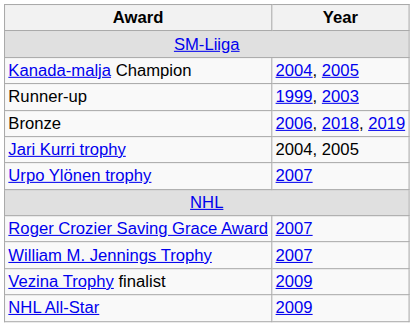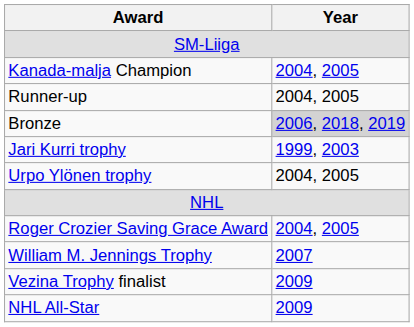(317, 96) 1999, 2003 -> (317, 96) 2004, 2005
(340, 123) no background -> (340, 123) lightgrey background
(317, 149) 2004, 2005 -> (317, 149) 1999, 2003
(294, 176) 2007 -> (317, 176) 2004, 2005
(294, 228) 2007 -> (317, 228) 2004, 2005
